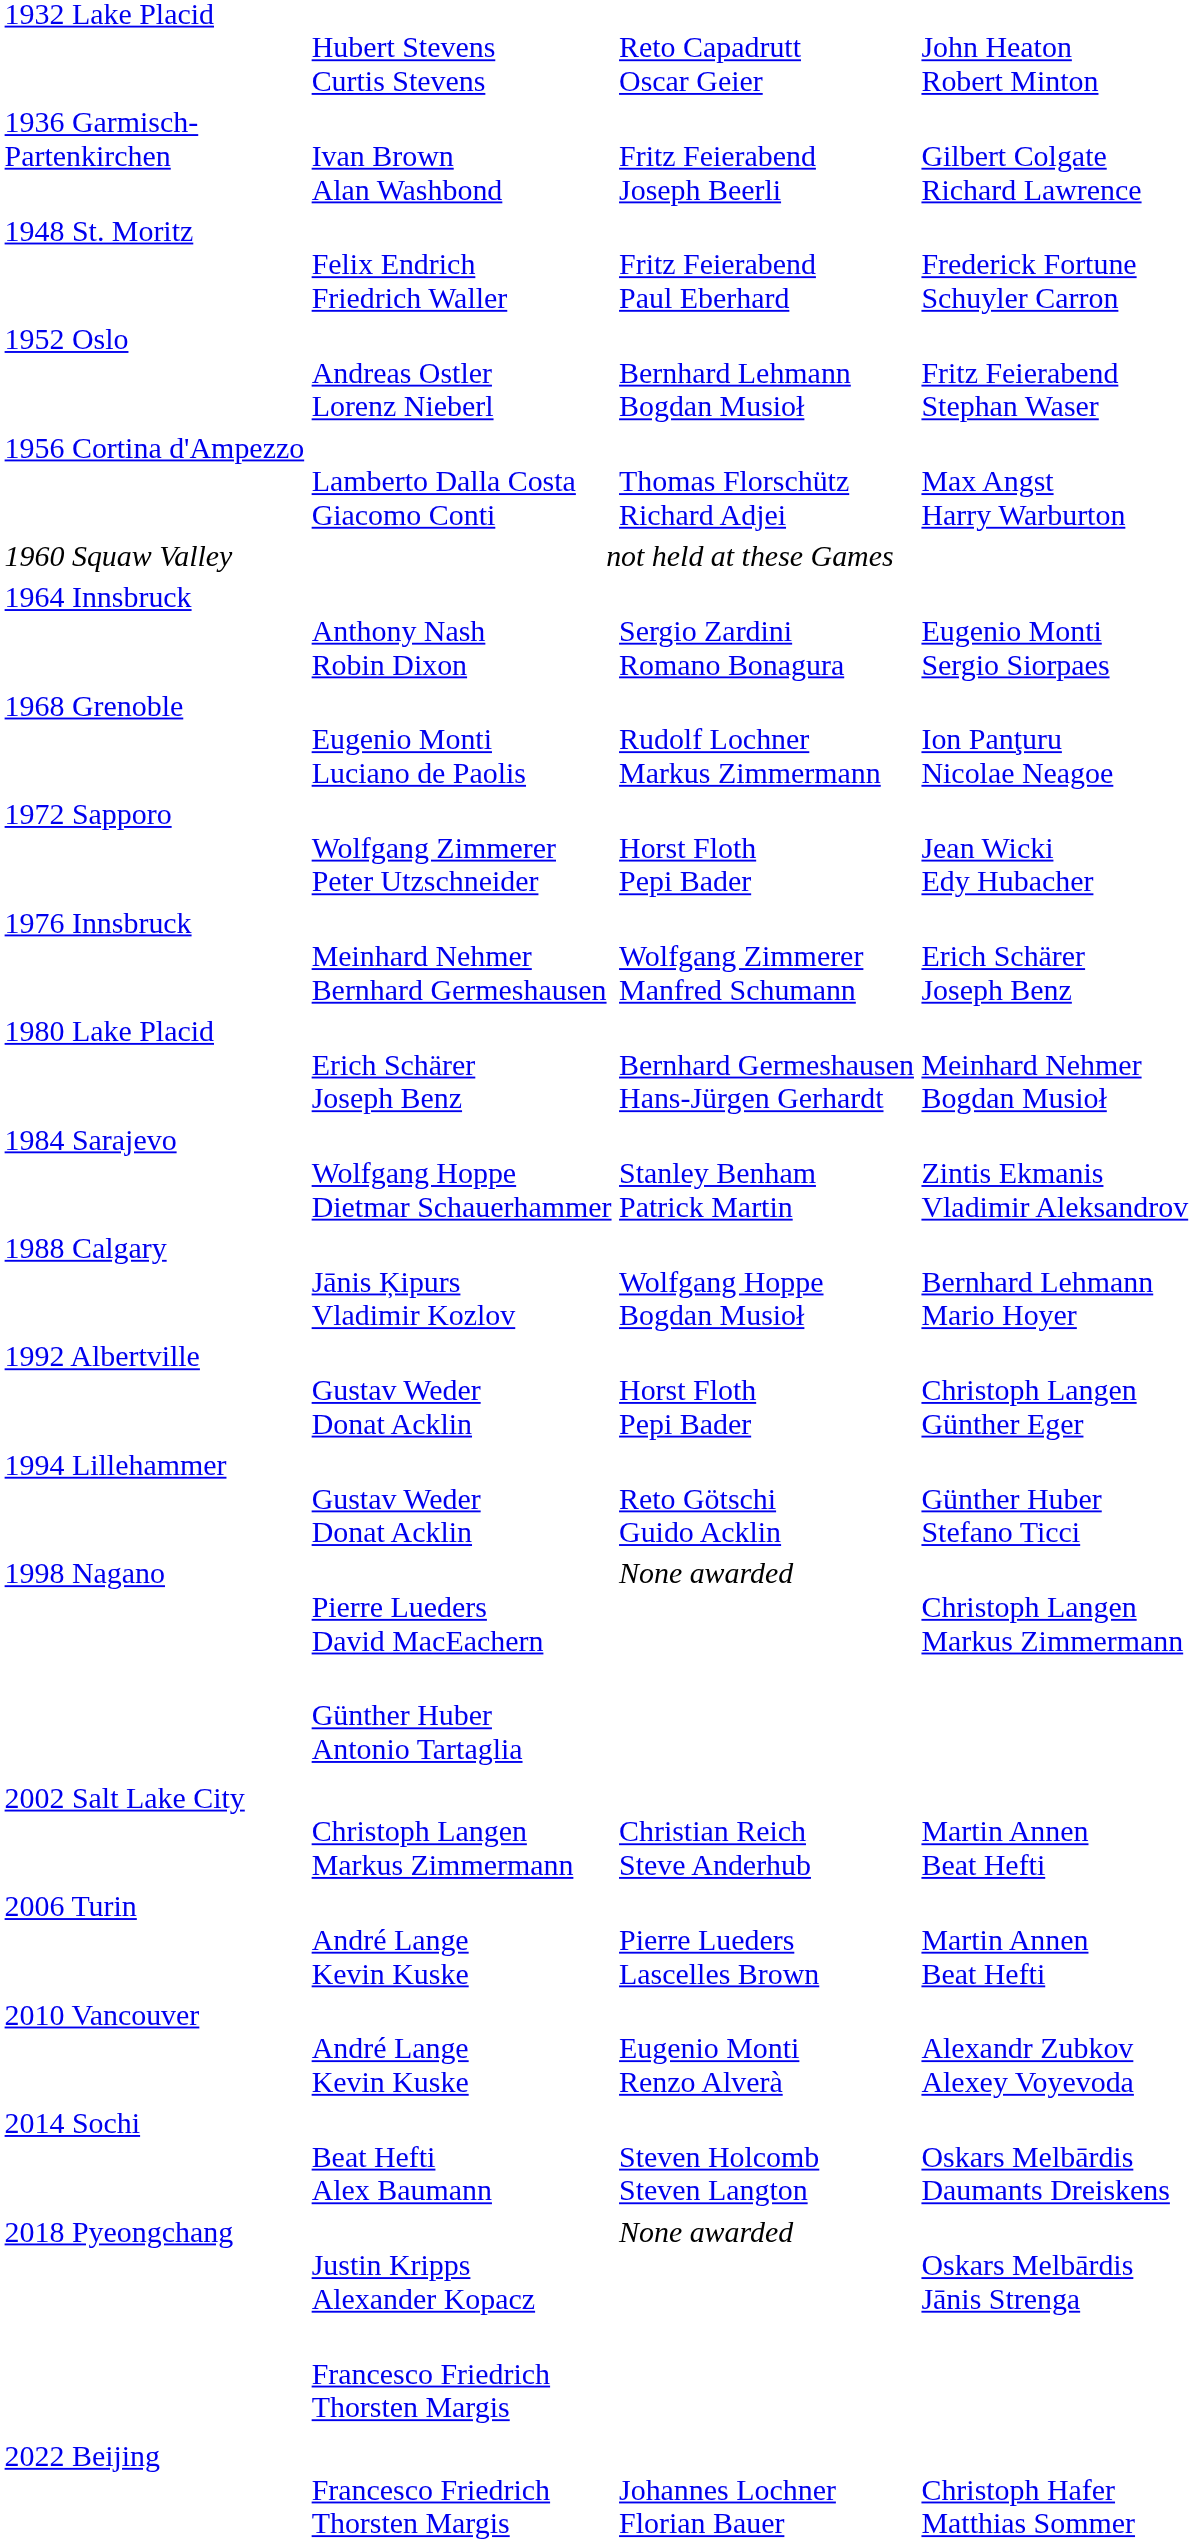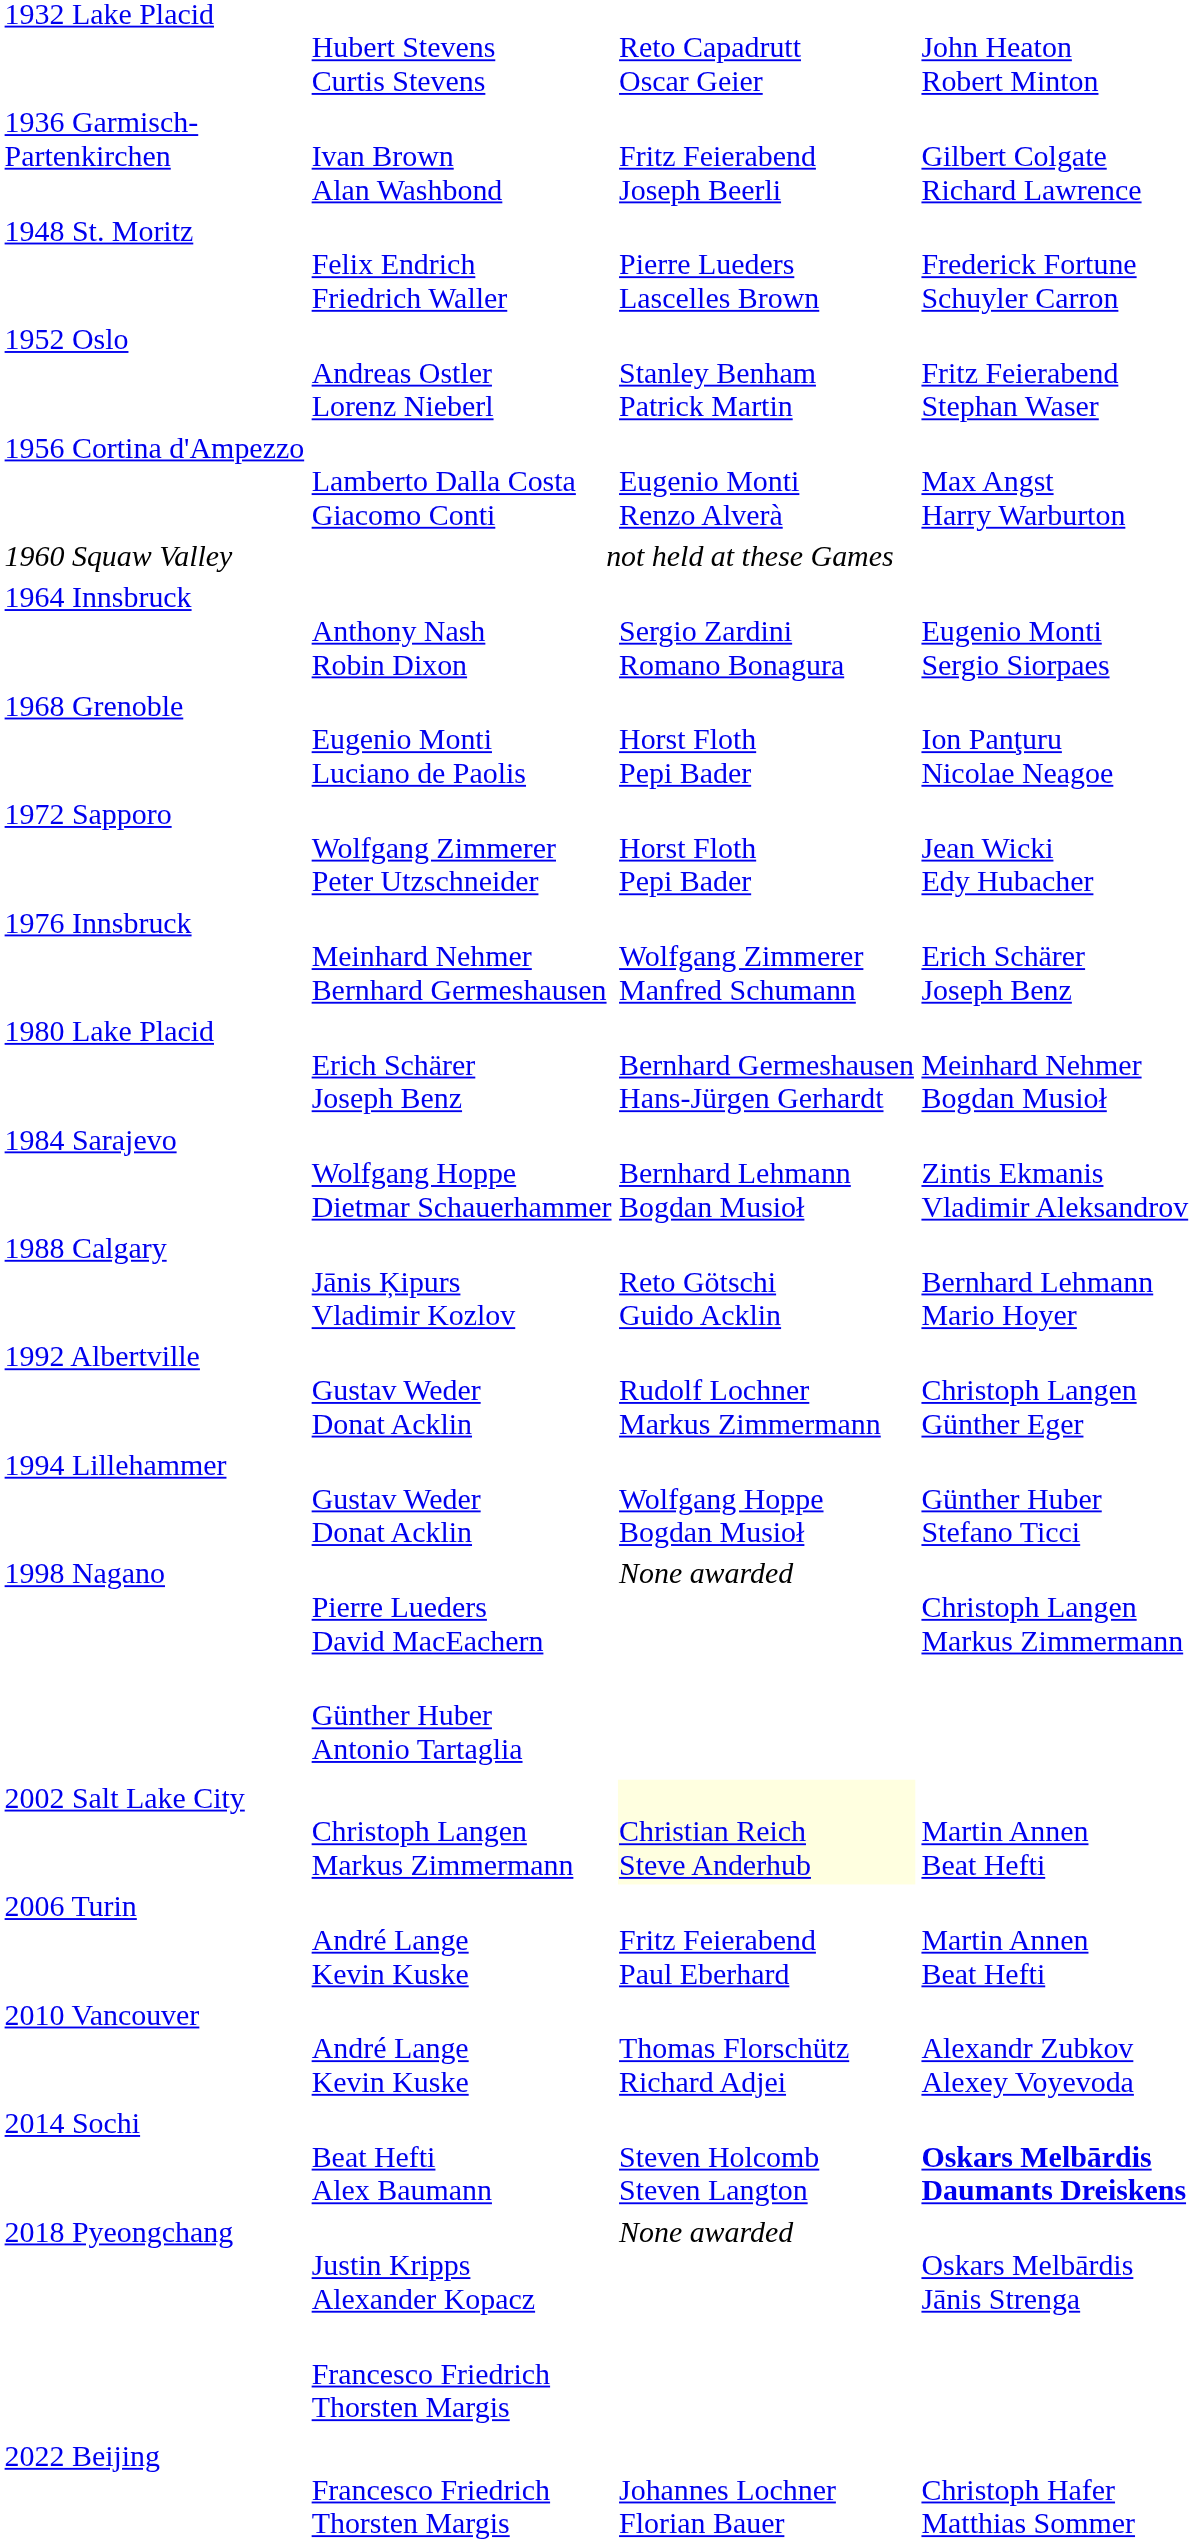(717, 281) Fritz Feierabend Paul Eberhard -> (719, 281) Pierre Lueders Lascelles Brown
(735, 389) Bernhard Lehmann Bogdan Musioł -> (717, 389) Stanley Benham Patrick Martin
(734, 498) Thomas Florschütz Richard Adjei -> (709, 498) Eugenio Monti Renzo Alverà
(750, 756) Rudolf Lochner Markus Zimmermann -> (688, 756) Horst Floth Pepi Bader
(717, 1190) Stanley Benham Patrick Martin -> (735, 1190) Bernhard Lehmann Bogdan Musioł
(721, 1298) Wolfgang Hoppe Bogdan Musioł -> (700, 1298) Reto Götschi Guido Acklin
(688, 1407) Horst Floth Pepi Bader -> (750, 1407) Rudolf Lochner Markus Zimmermann
(700, 1515) Reto Götschi Guido Acklin -> (721, 1515) Wolfgang Hoppe Bogdan Musioł
(715, 1848) no background -> (715, 1848) lightyellow background
(719, 1956) Pierre Lueders Lascelles Brown -> (717, 1956) Fritz Feierabend Paul Eberhard
(709, 2065) Eugenio Monti Renzo Alverà -> (734, 2065) Thomas Florschütz Richard Adjei
(1046, 2173) normal -> (1054, 2173) bold
